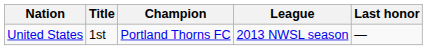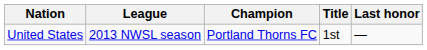columns swapped: (292, 14) <-> (102, 14)
